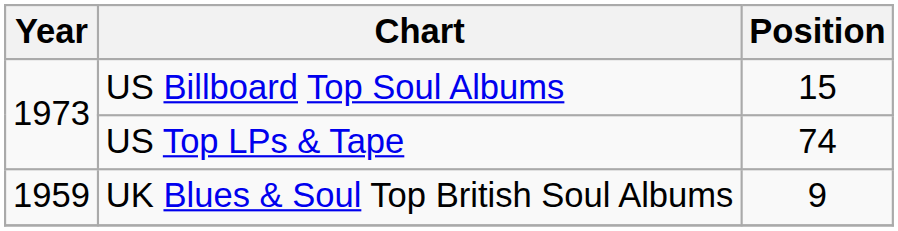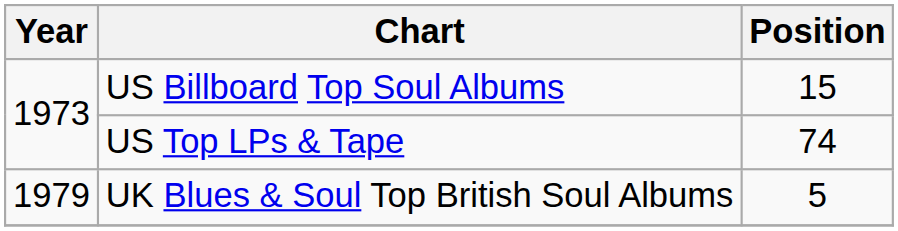(51, 196) 1959 -> (51, 196) 1979
(817, 196) 9 -> (817, 196) 5
